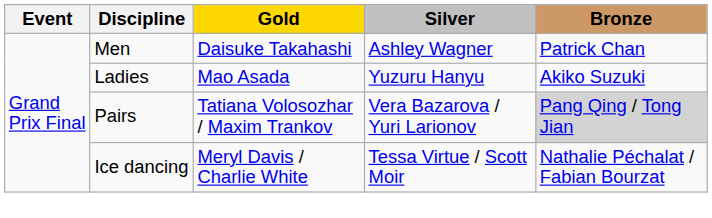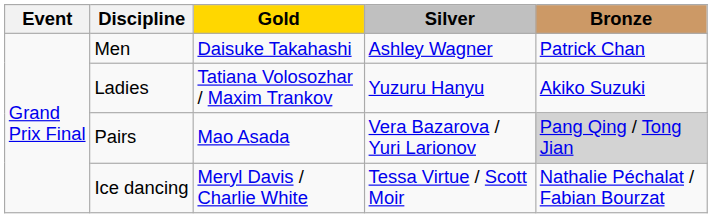(243, 77) Mao Asada -> (275, 87) Tatiana Volosozhar / Maxim Trankov
(275, 116) Tatiana Volosozhar / Maxim Trankov -> (243, 137) Mao Asada
